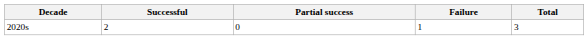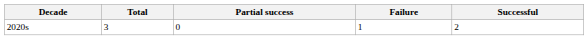columns swapped: (167, 12) <-> (548, 12)
